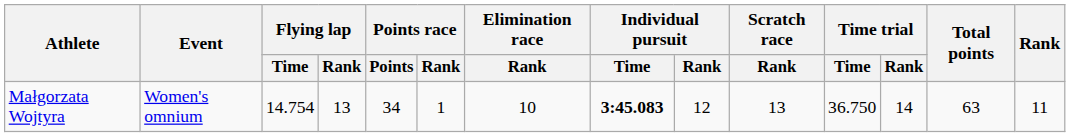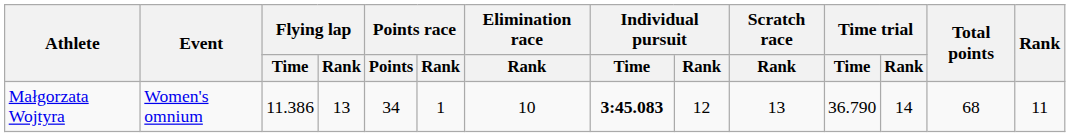(290, 106) 14.754 -> (290, 106) 11.386
(852, 106) 36.750 -> (852, 106) 36.790
(971, 106) 63 -> (971, 106) 68
